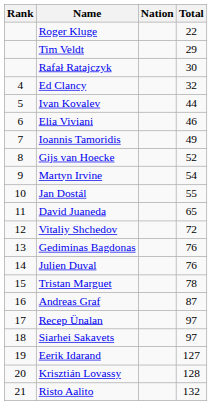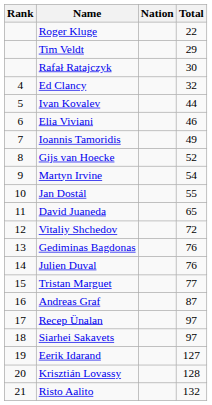(191, 283) 78 -> (191, 283) 77
